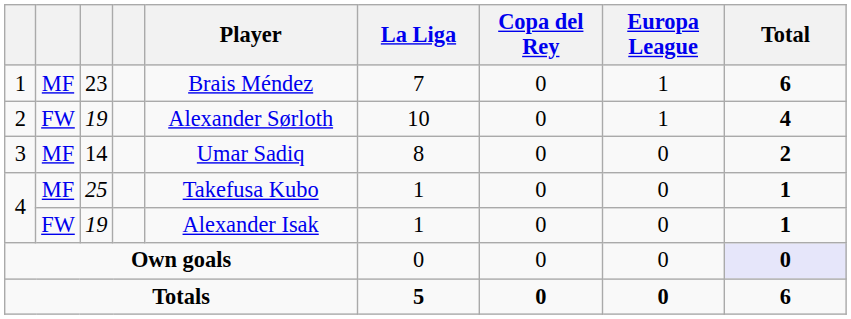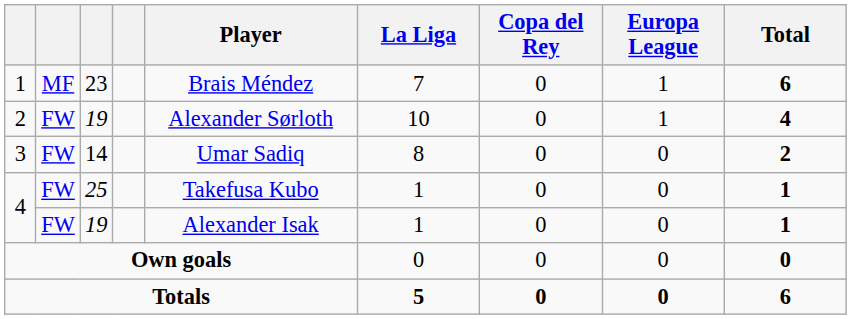(58, 154) MF -> (58, 154) FW
(58, 189) MF -> (58, 189) FW
(785, 260) lavender background -> (785, 260) no background
